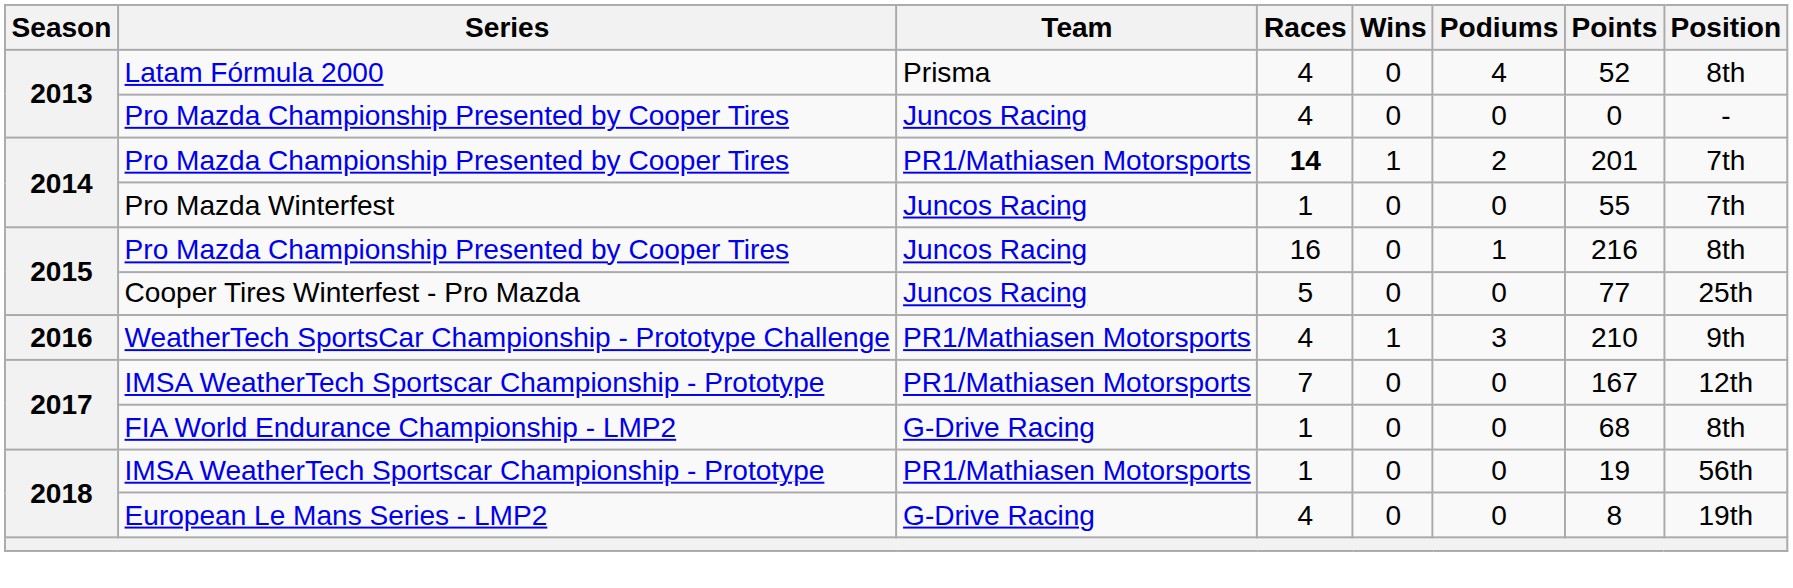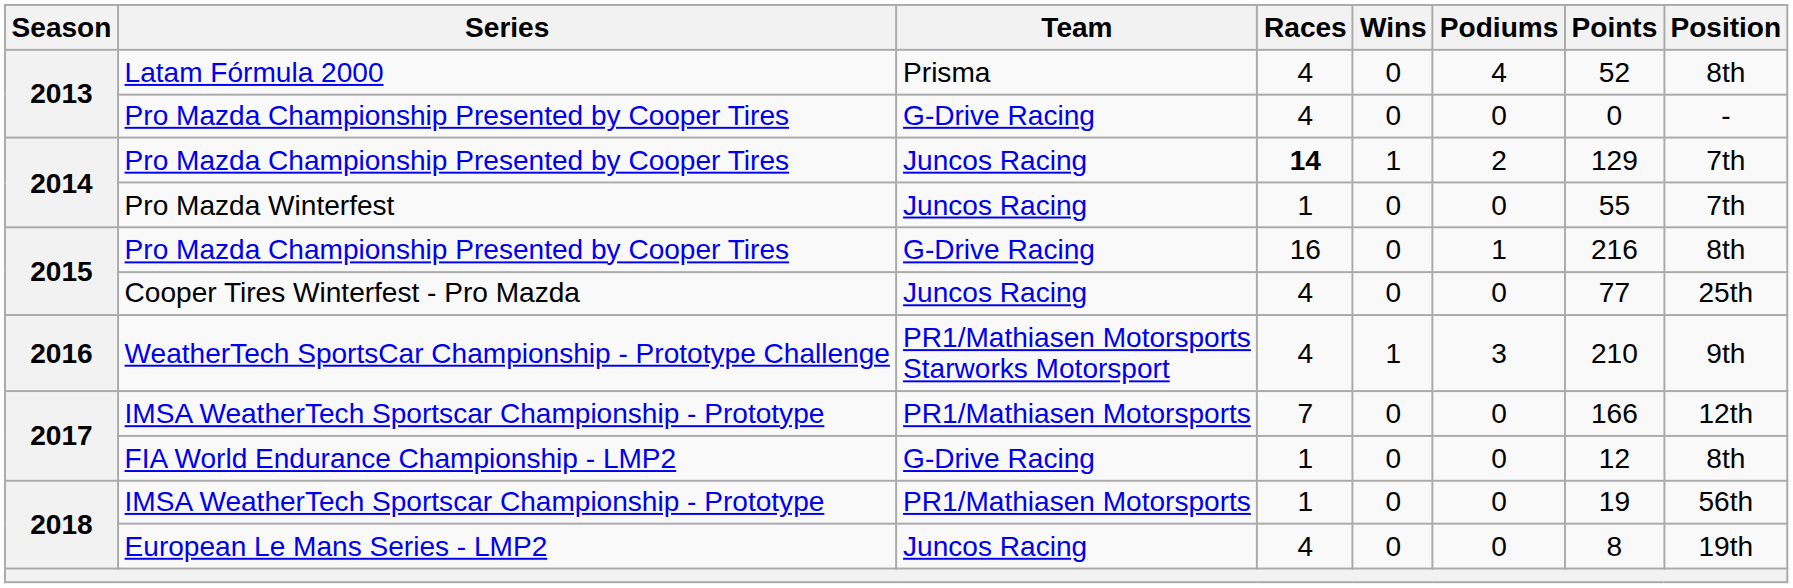(995, 116) Juncos Racing -> (999, 116) G-Drive Racing
(1077, 161) PR1/Mathiasen Motorsports -> (995, 161) Juncos Racing
(1614, 161) 201 -> (1614, 161) 129
(995, 249) Juncos Racing -> (999, 249) G-Drive Racing
(1305, 294) 5 -> (1305, 294) 4
(1077, 338) PR1/Mathiasen Motorsports -> (1077, 354) PR1/Mathiasen Motorsports Starworks Motorsport
(1614, 382) 167 -> (1614, 414) 166
(1614, 427) 68 -> (1614, 458) 12
(999, 516) G-Drive Racing -> (995, 547) Juncos Racing
